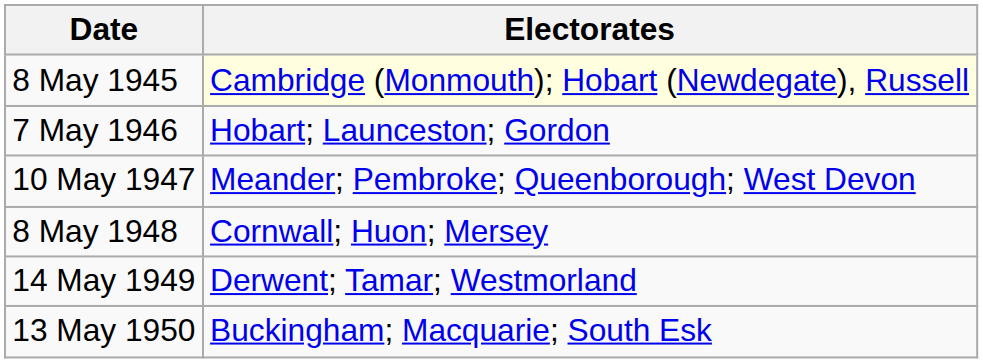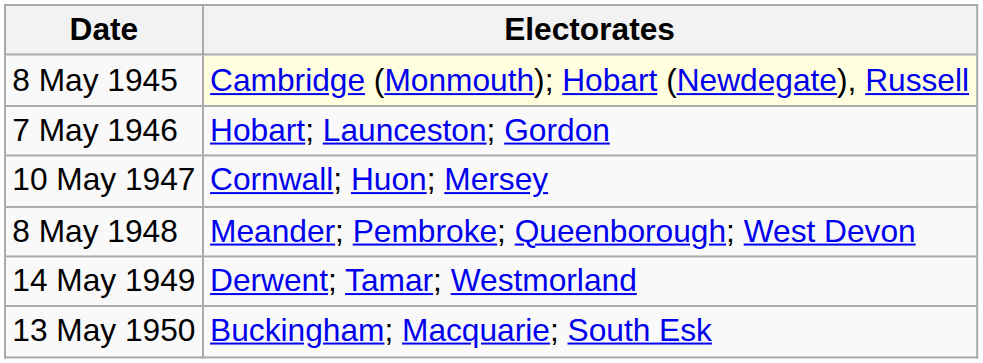(563, 180) Meander; Pembroke; Queenborough; West Devon -> (379, 180) Cornwall; Huon; Mersey
(379, 230) Cornwall; Huon; Mersey -> (563, 230) Meander; Pembroke; Queenborough; West Devon
